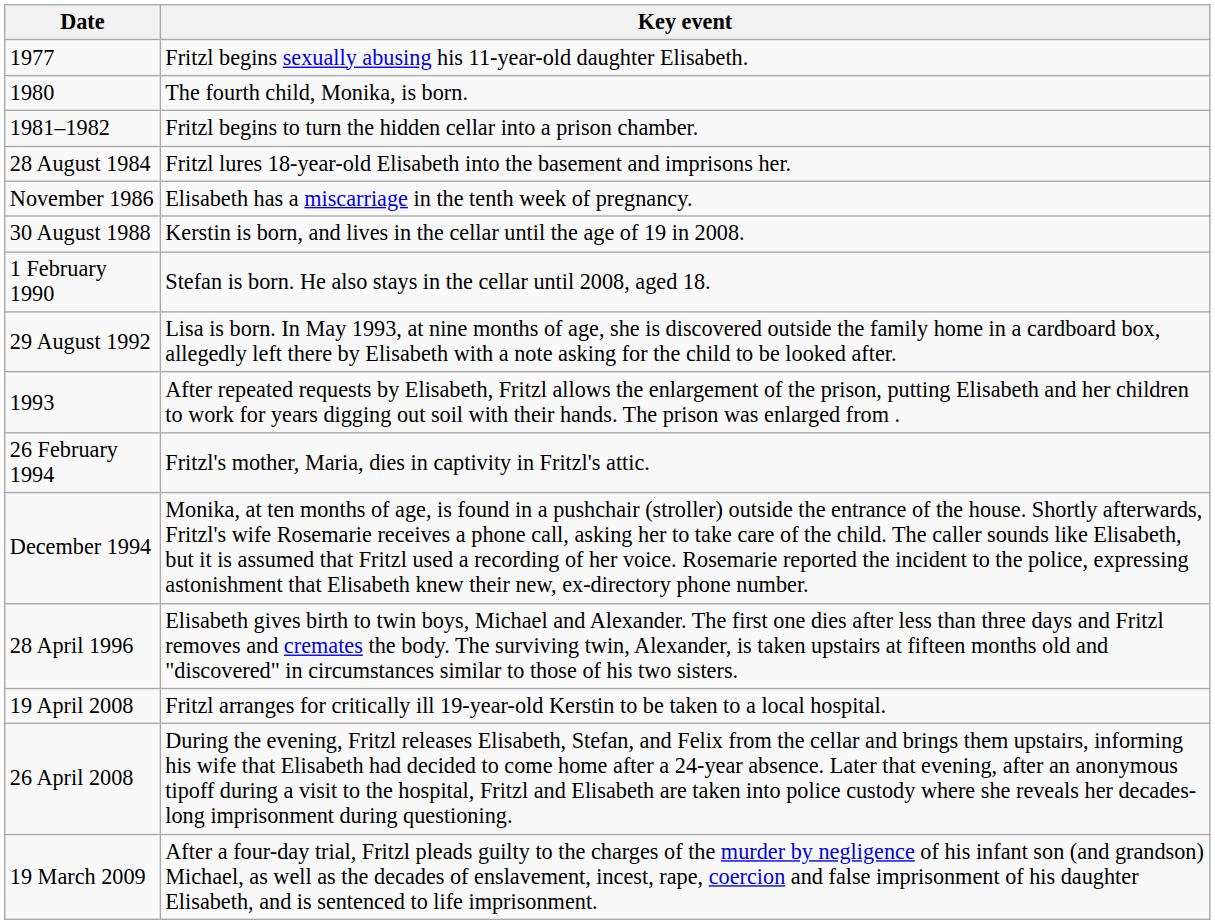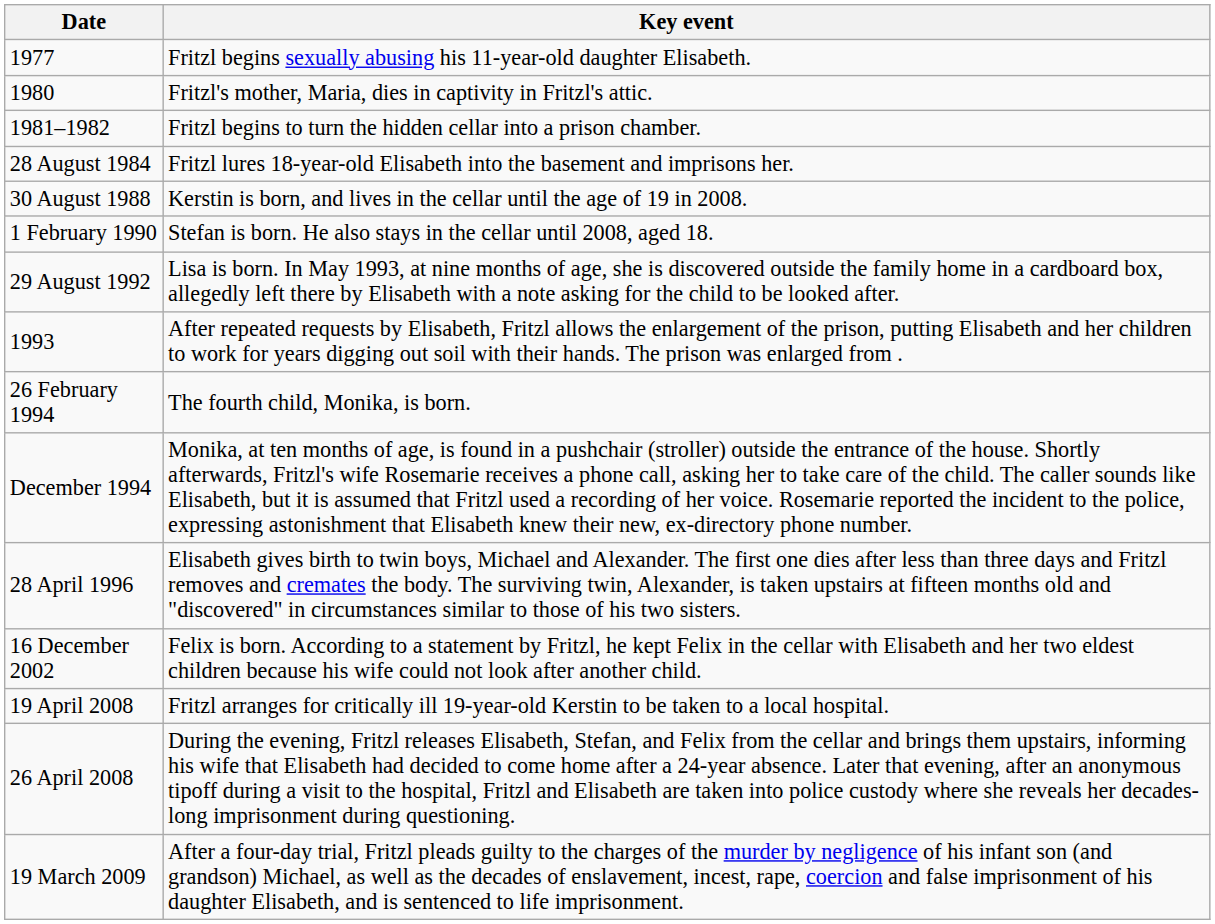(317, 92) The fourth child, Monika, is born. -> (410, 92) Fritzl's mother, Maria, dies in captivity in Fritzl's attic.
- row: (82, 198)
(408, 462) Fritzl's mother, Maria, dies in captivity in Fritzl's attic. -> (319, 402) The fourth child, Monika, is born.
+ row: (69, 658)
